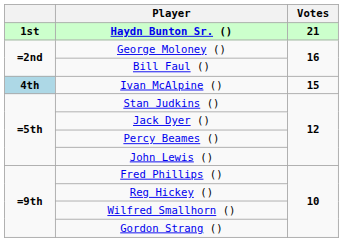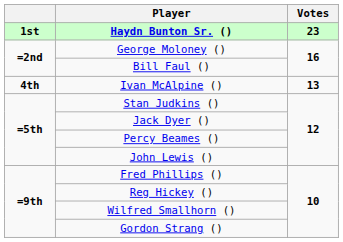(313, 31) 21 -> (313, 31) 23
(30, 85) lightblue background -> (30, 85) no background
(313, 85) 15 -> (313, 85) 13
